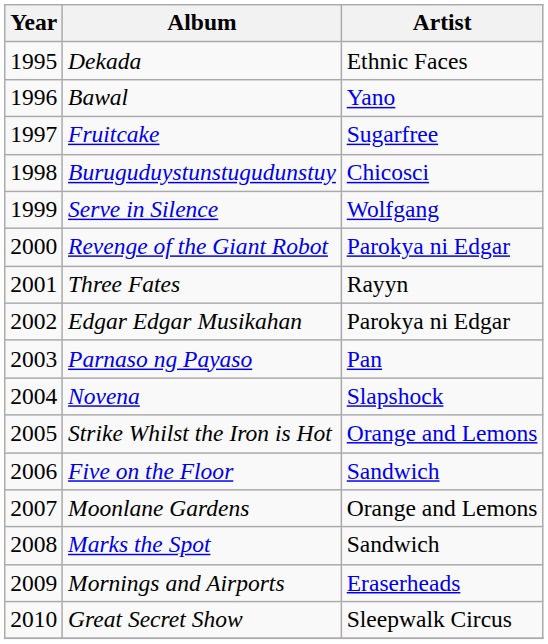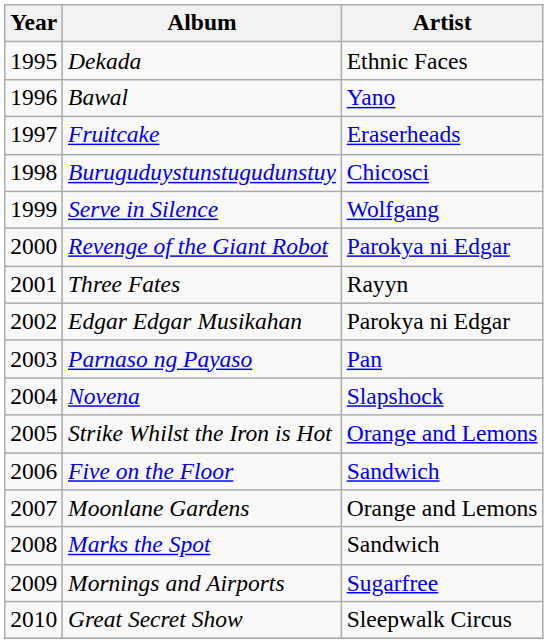(392, 135) Sugarfree -> (404, 135) Eraserheads
(404, 582) Eraserheads -> (392, 582) Sugarfree
